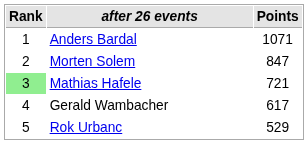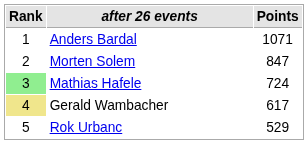(278, 84) 721 -> (278, 84) 724
(26, 106) no background -> (26, 106) khaki background
